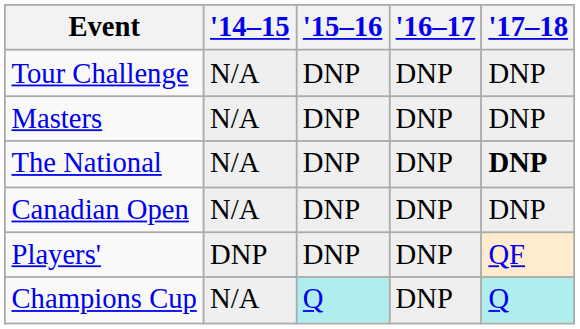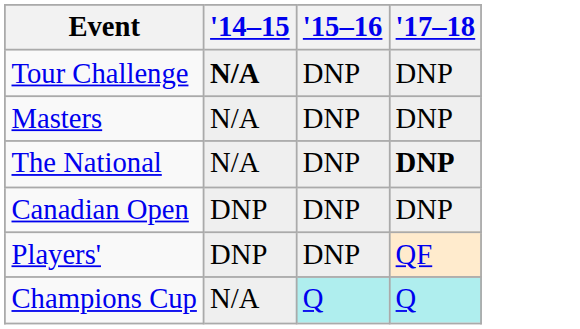- column: (435, 27)
(235, 72) normal -> (235, 72) bold
(235, 208) N/A -> (239, 208) DNP
